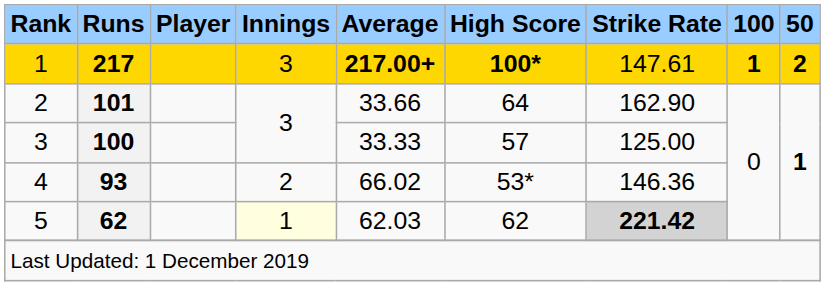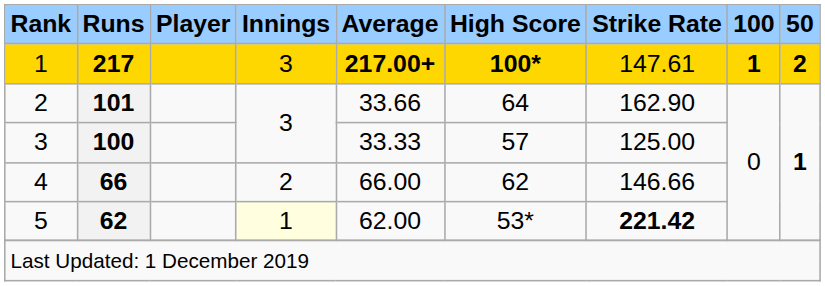(114, 181) 93 -> (114, 181) 66
(390, 181) 66.02 -> (390, 181) 66.00
(515, 181) 53* -> (515, 181) 62
(657, 181) 146.36 -> (657, 181) 146.66
(390, 220) 62.03 -> (390, 220) 62.00
(515, 220) 62 -> (515, 220) 53*
(657, 220) lightgrey background -> (657, 220) no background
